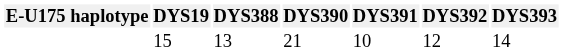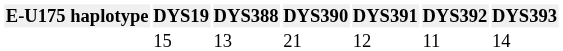(362, 41) 10 -> (362, 41) 12
(432, 41) 12 -> (431, 41) 11
